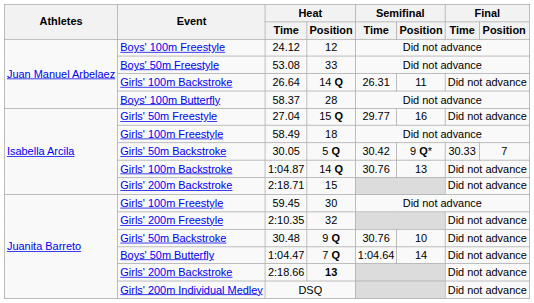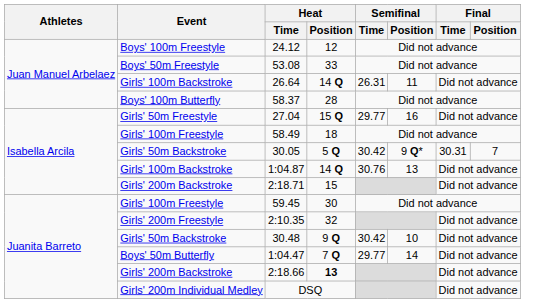(462, 152) 30.33 -> (453, 152) 30.31
(376, 238) 30.76 -> (372, 238) 30.42
(376, 255) 1:04.64 -> (372, 255) 29.77
